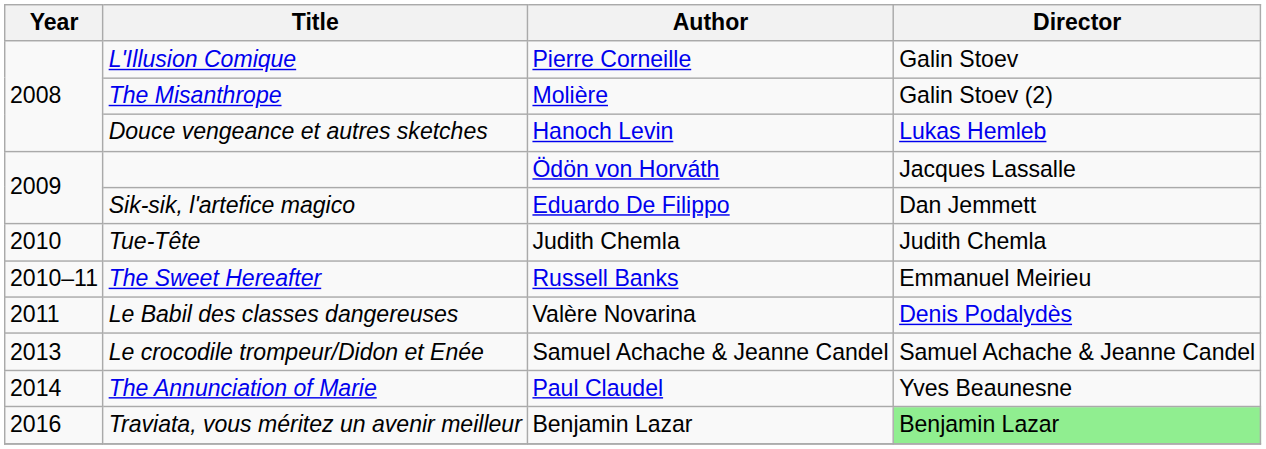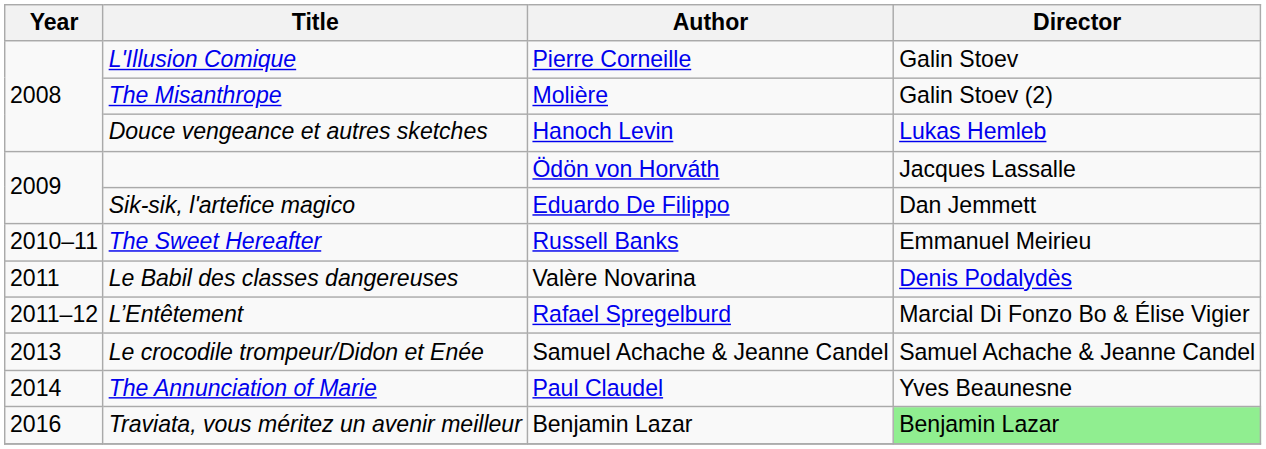- row: (155, 242)
+ row: (176, 315)
